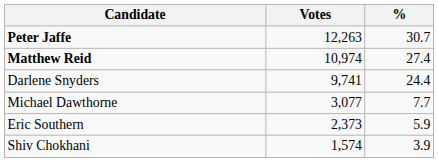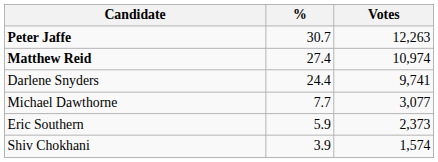columns swapped: (315, 15) <-> (399, 15)
